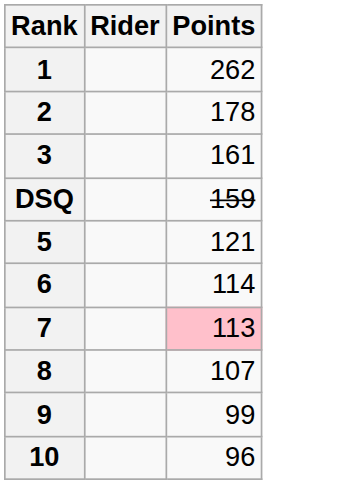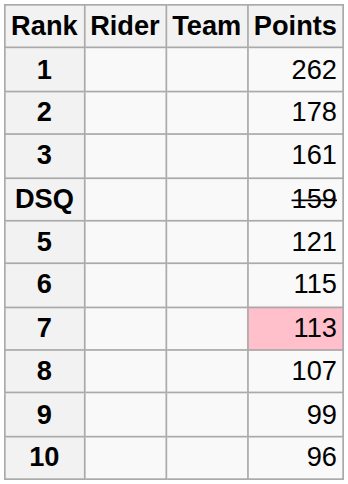+ column: (207, 26)
(234, 284) 114 -> (315, 284) 115
